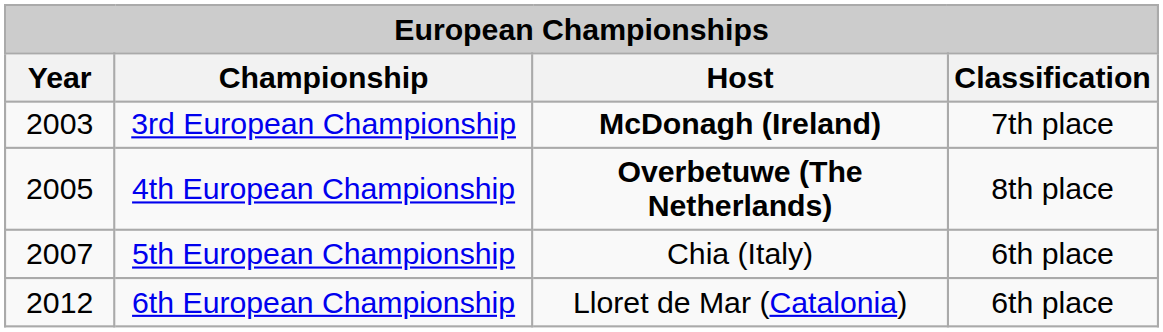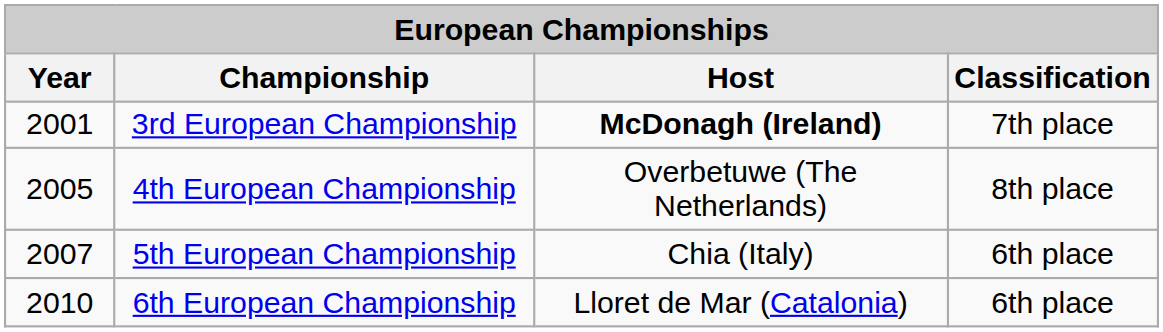(60, 125) 2003 -> (60, 125) 2001
(740, 189) bold -> (741, 189) normal
(60, 302) 2012 -> (60, 302) 2010
